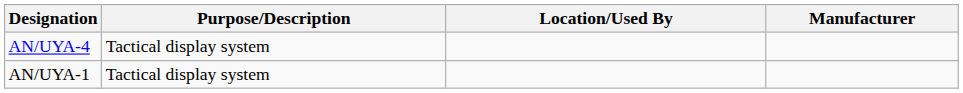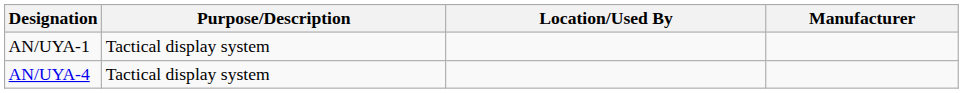rows swapped: (49, 74) <-> (49, 46)
